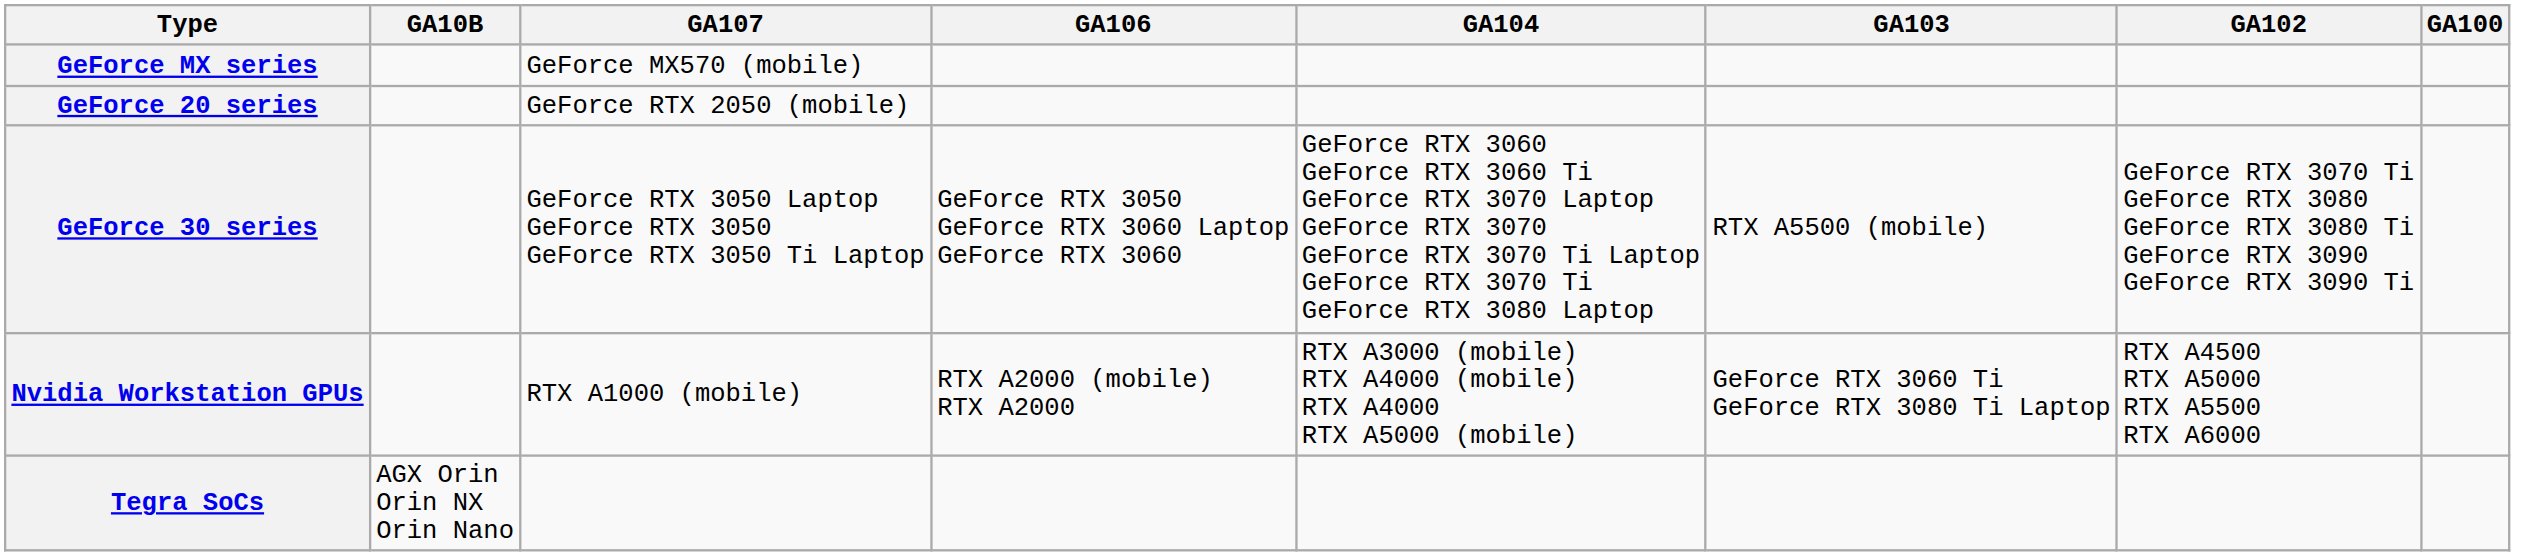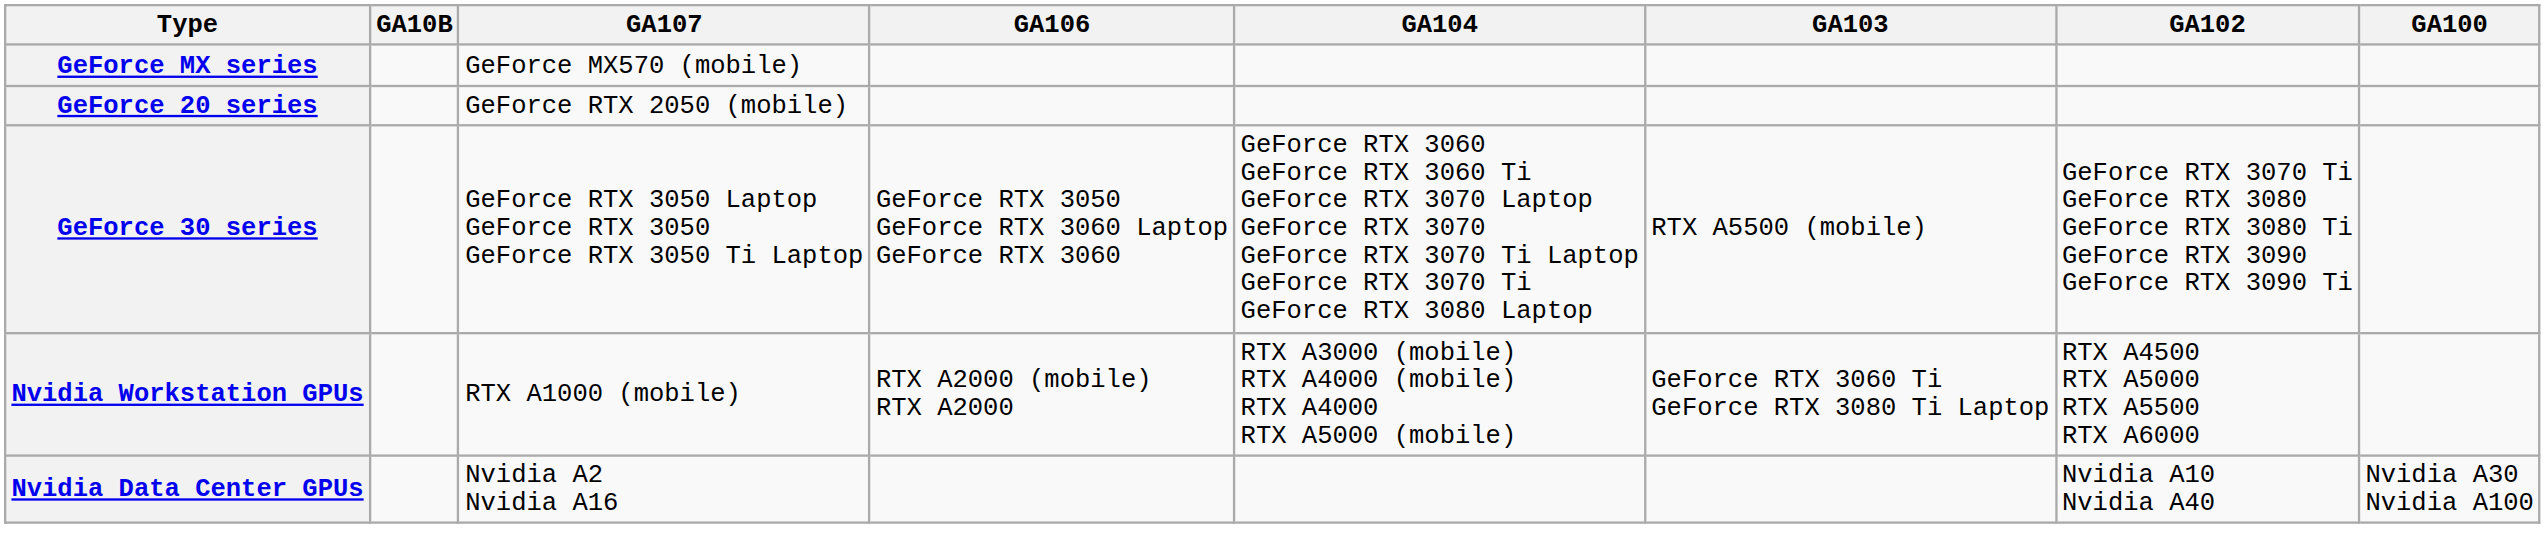+ row: (188, 490)
- row: (188, 504)
